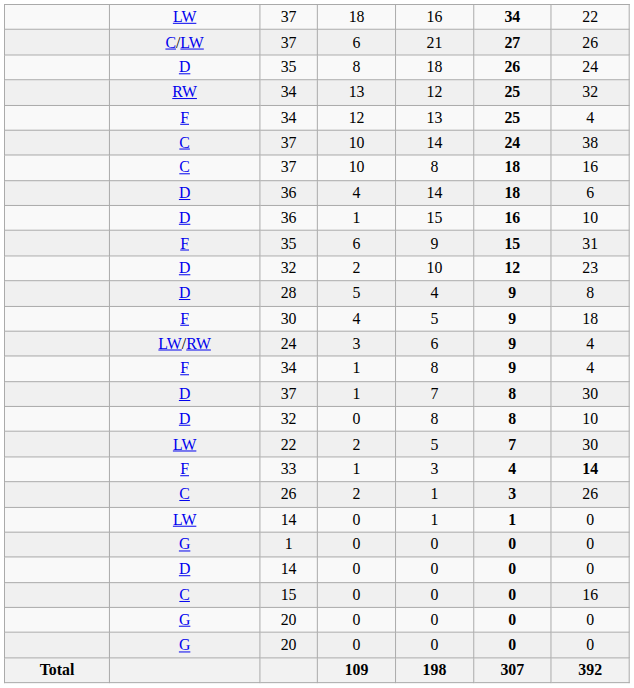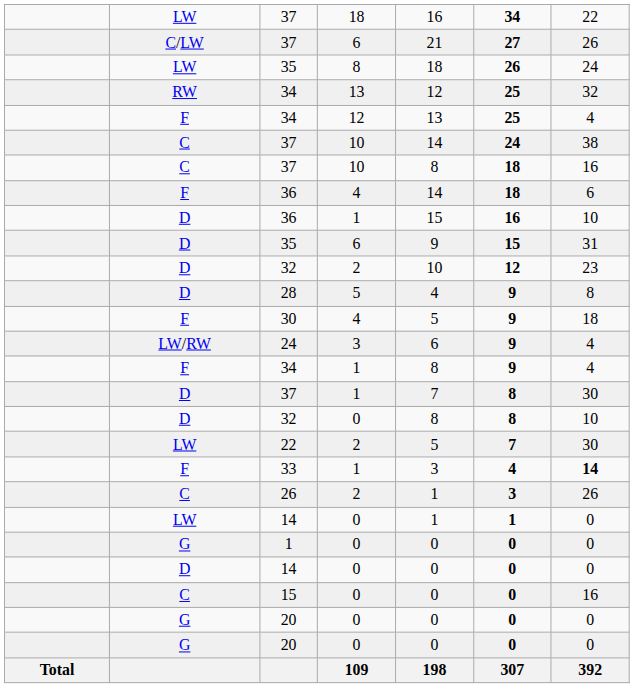(185, 67) D -> (185, 67) LW
(185, 192) D -> (185, 192) F
(185, 243) F -> (185, 243) D
